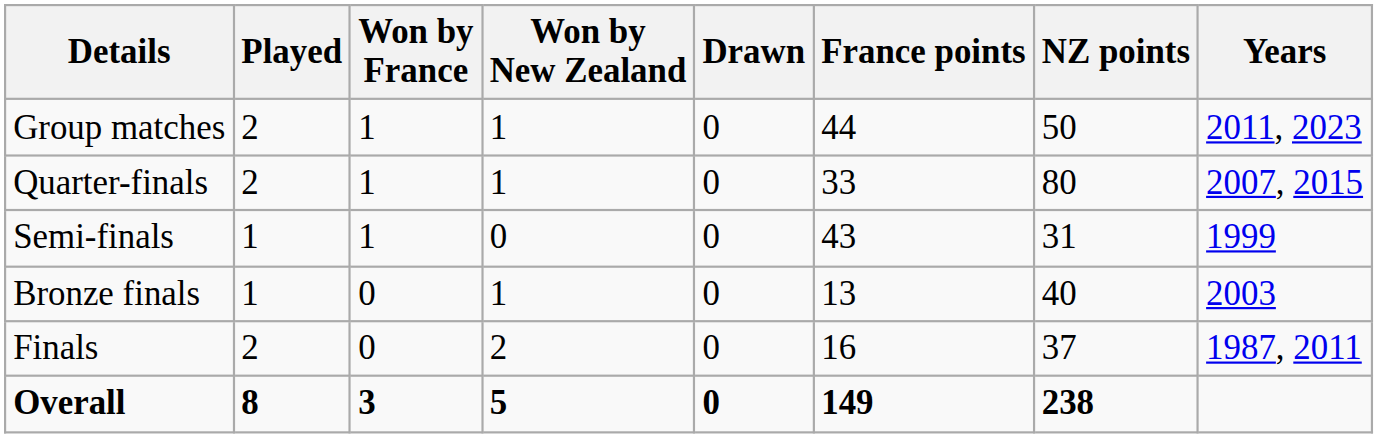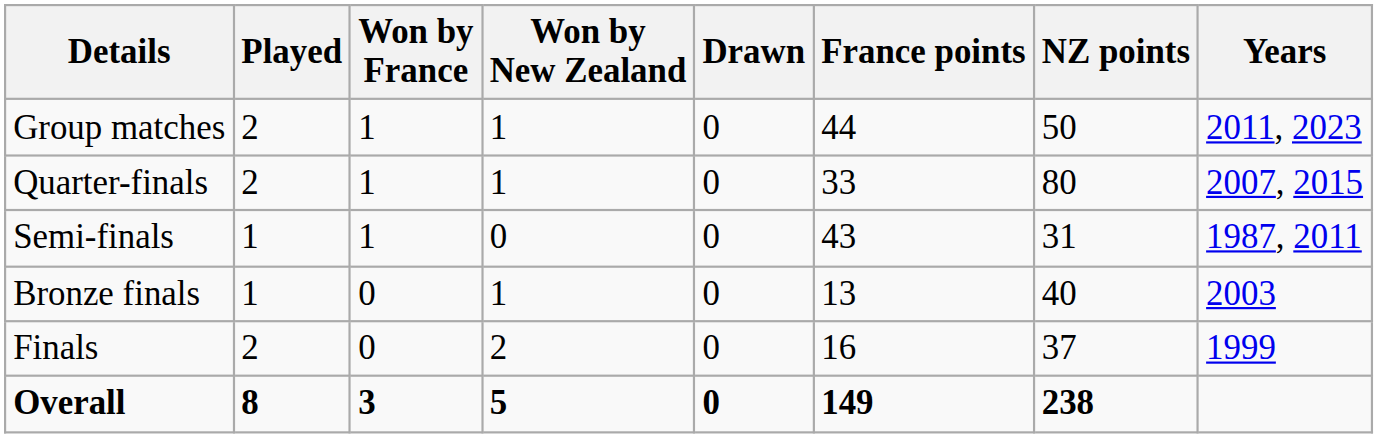(1241, 237) 1999 -> (1284, 237) 1987, 2011
(1284, 347) 1987, 2011 -> (1241, 347) 1999
